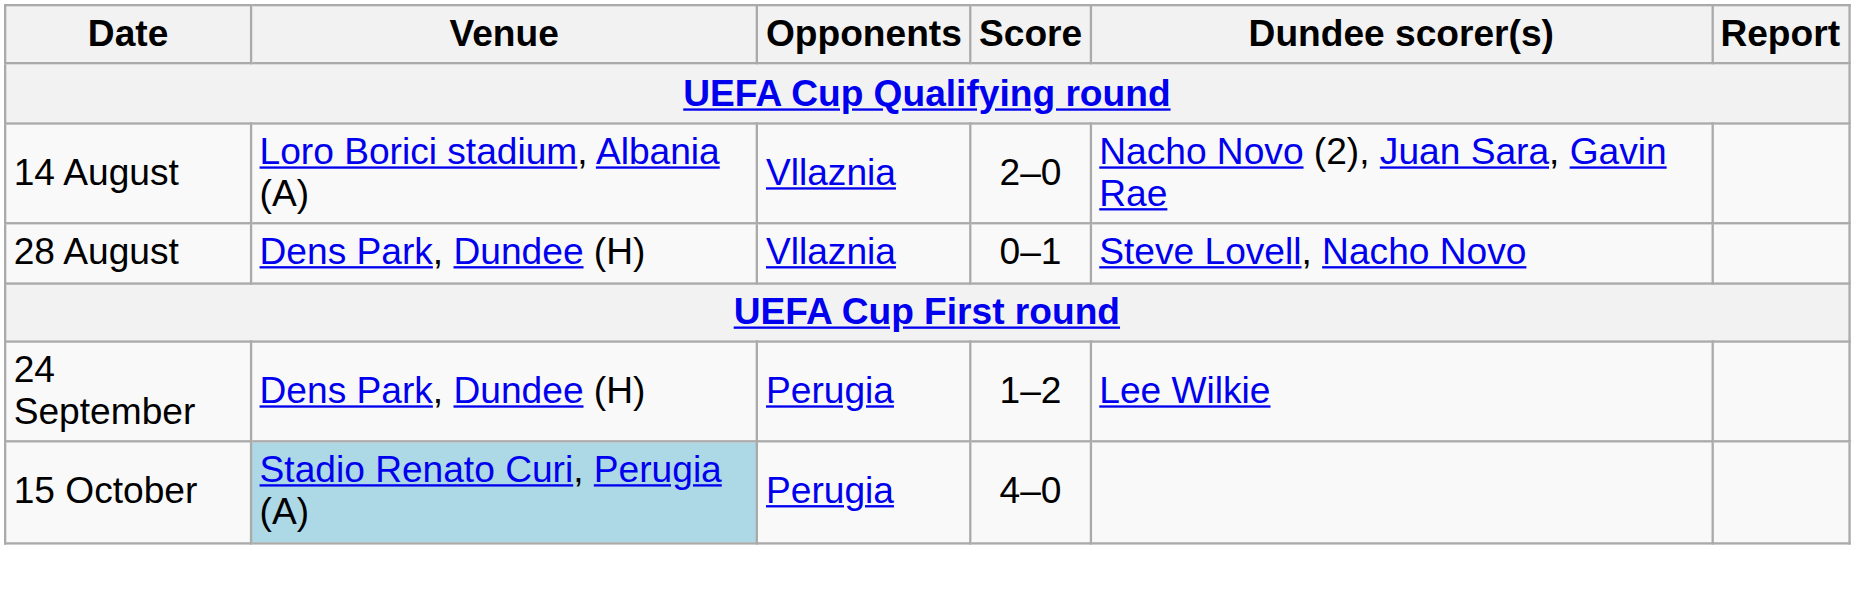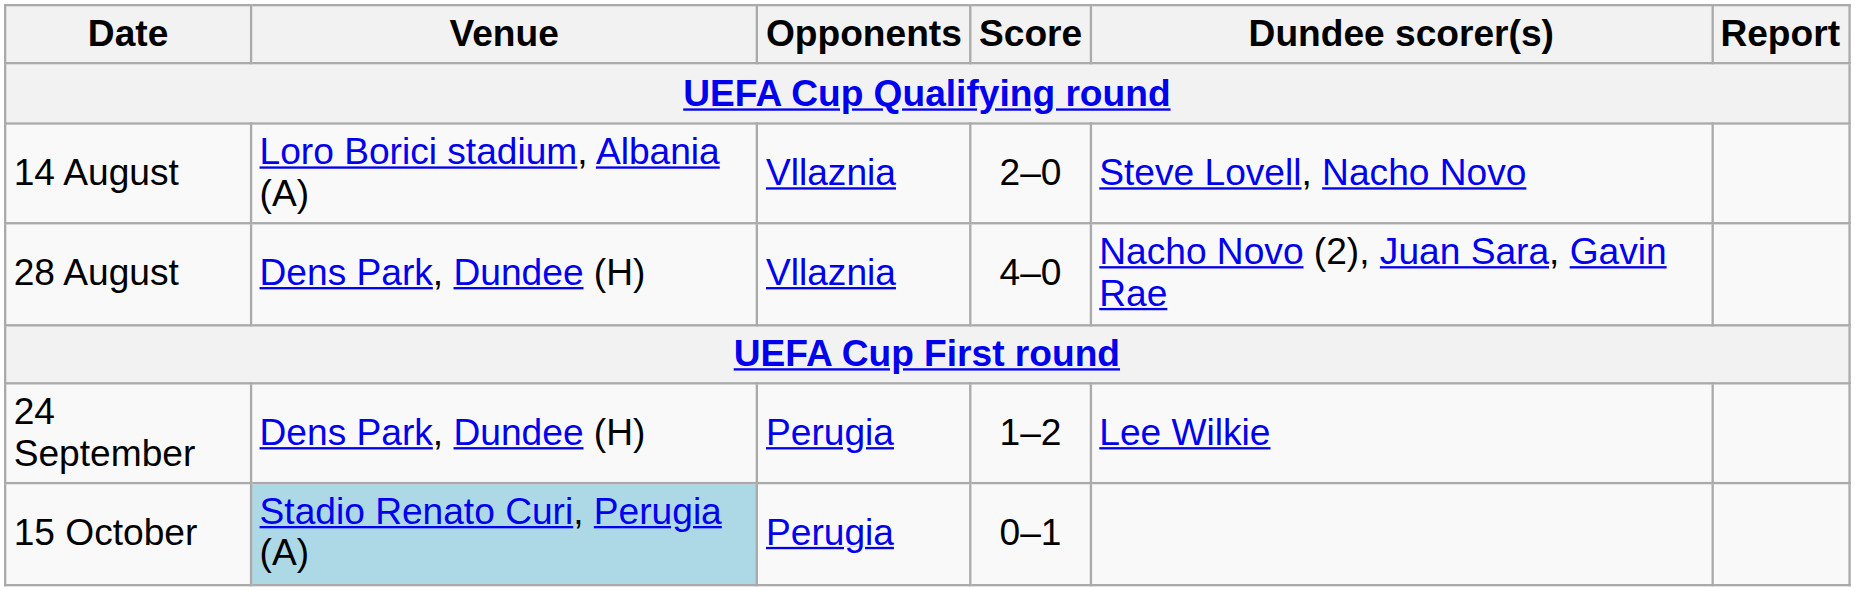(1383, 172) Nacho Novo (2), Juan Sara, Gavin Rae -> (1313, 172) Steve Lovell, Nacho Novo
(1031, 252) 0–1 -> (1031, 273) 4–0
(1313, 252) Steve Lovell, Nacho Novo -> (1383, 273) Nacho Novo (2), Juan Sara, Gavin Rae
(1031, 491) 4–0 -> (1031, 533) 0–1
